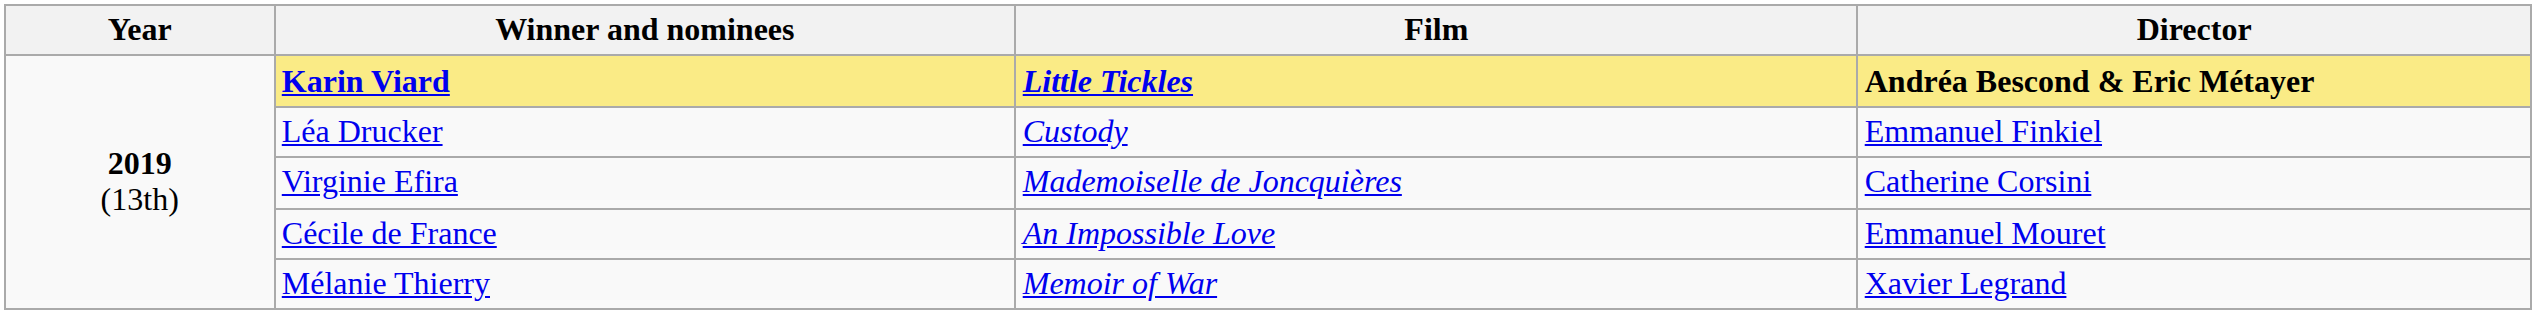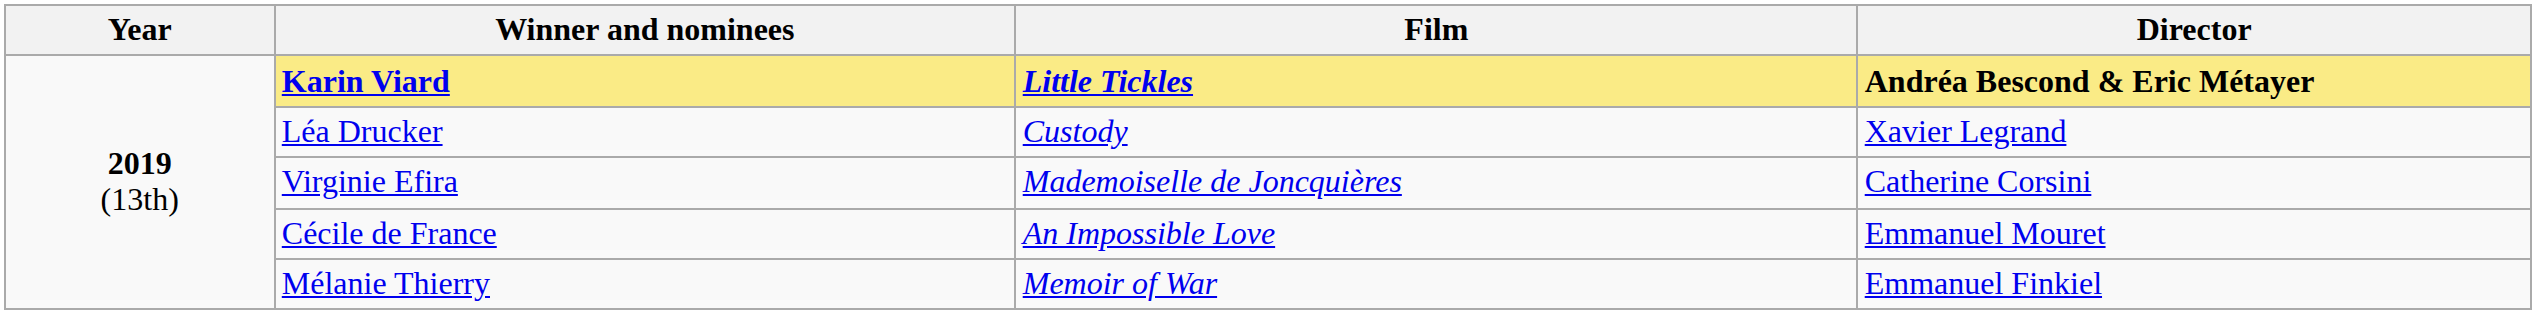(1983, 131) Emmanuel Finkiel -> (1966, 131) Xavier Legrand
(1966, 283) Xavier Legrand -> (1983, 283) Emmanuel Finkiel
